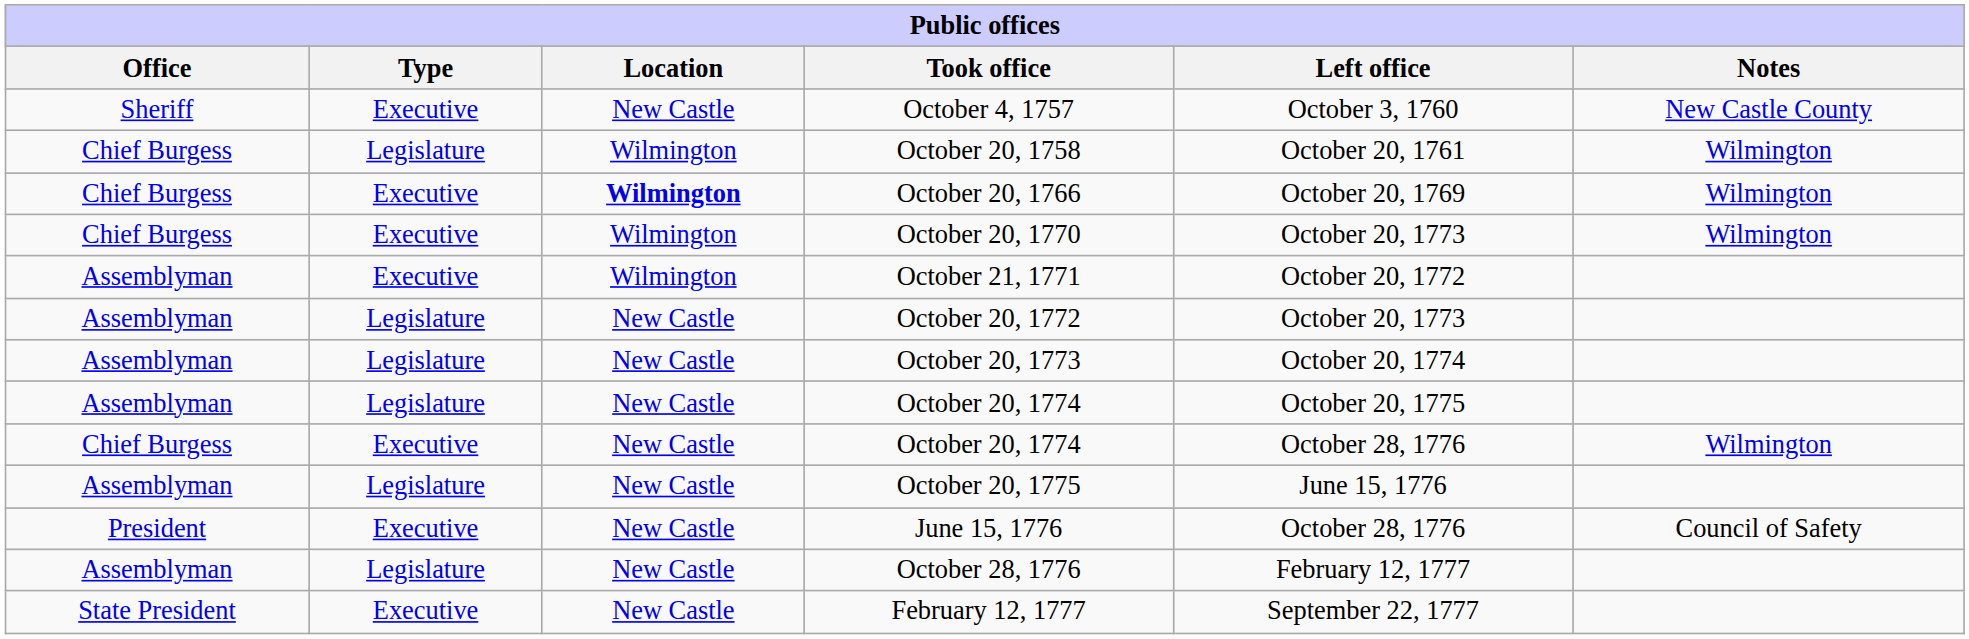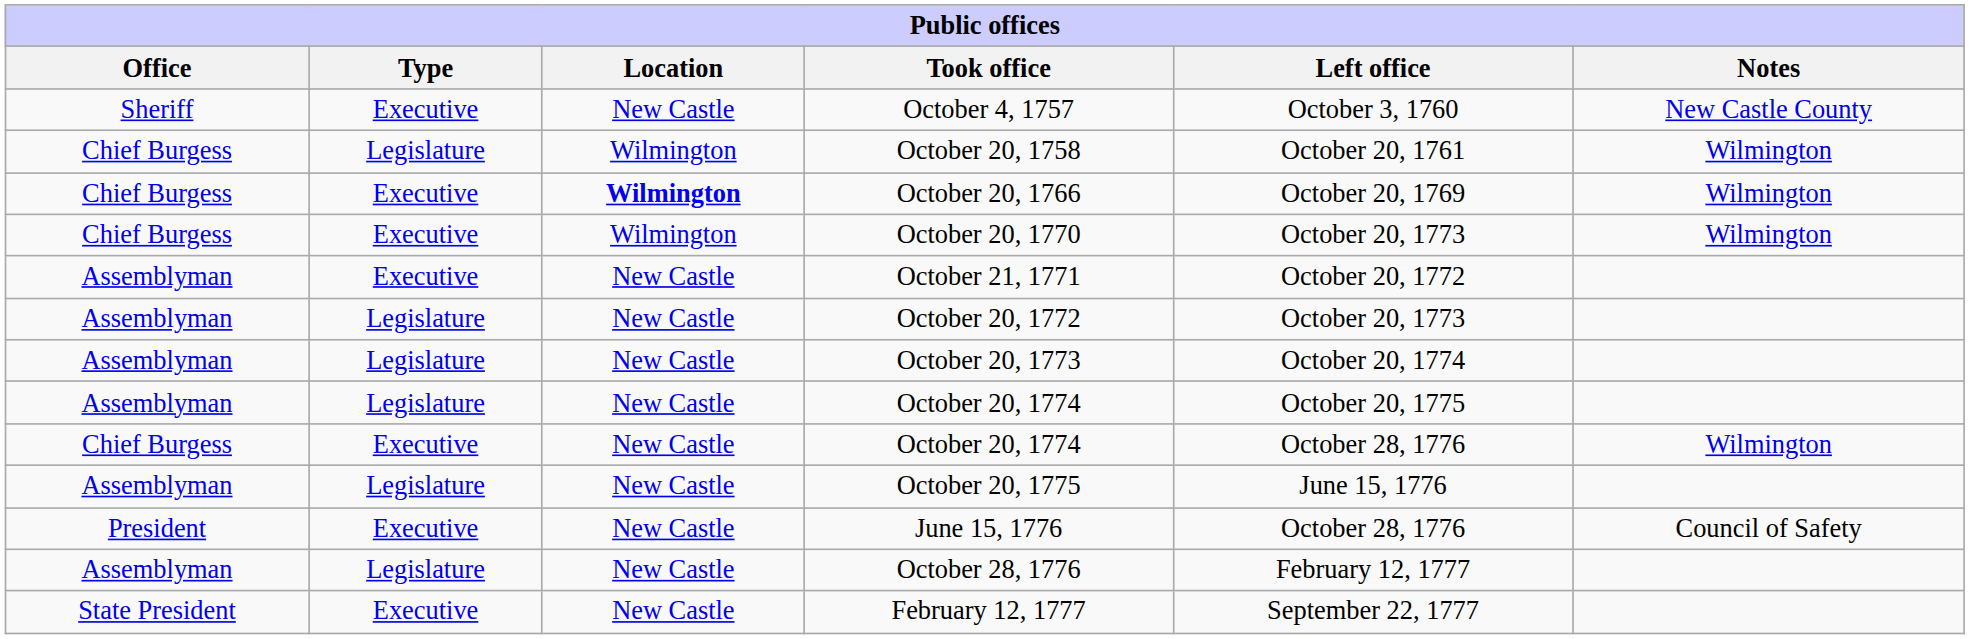(673, 276) Wilmington -> (673, 276) New Castle
